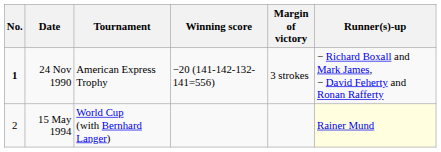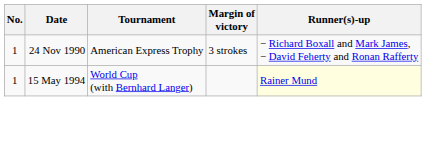- column: (219, 26)
(15, 76) bold -> (15, 50) normal
(15, 125) 2 -> (15, 81) 1
